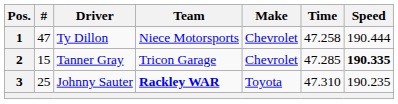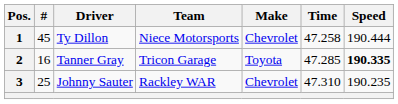(44, 37) 47 -> (44, 37) 45
(44, 59) 15 -> (44, 59) 16
(271, 59) Chevrolet -> (264, 59) Toyota
(179, 81) bold -> (177, 81) normal
(264, 81) Toyota -> (271, 81) Chevrolet
